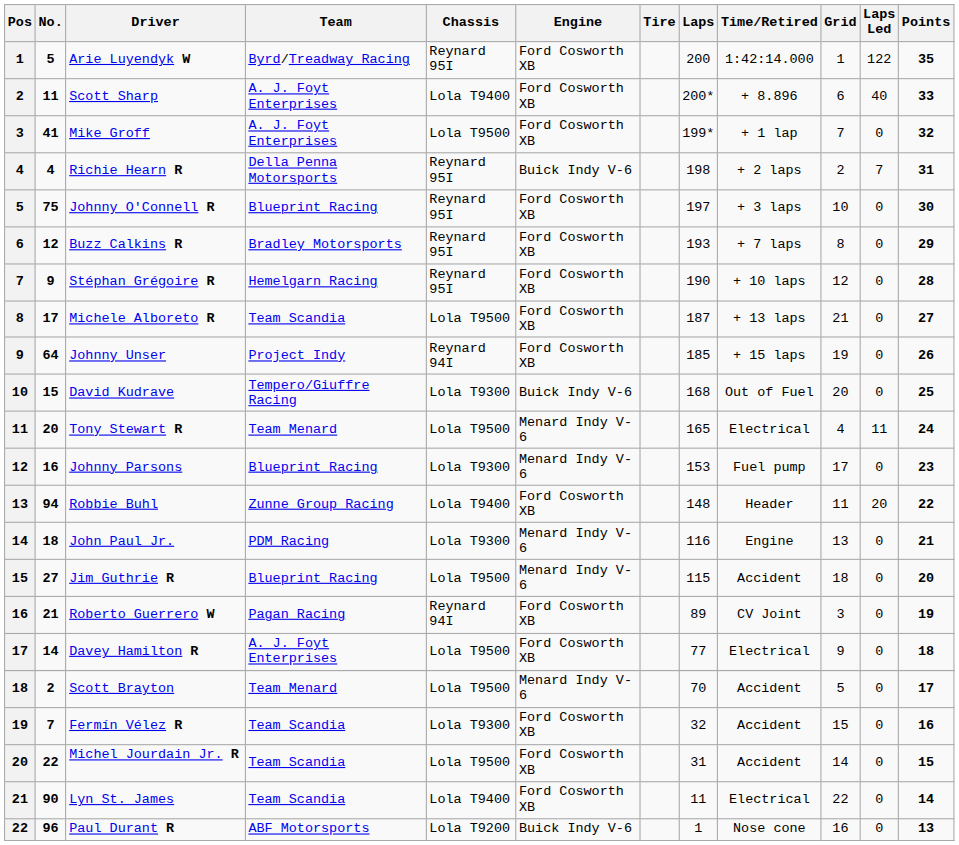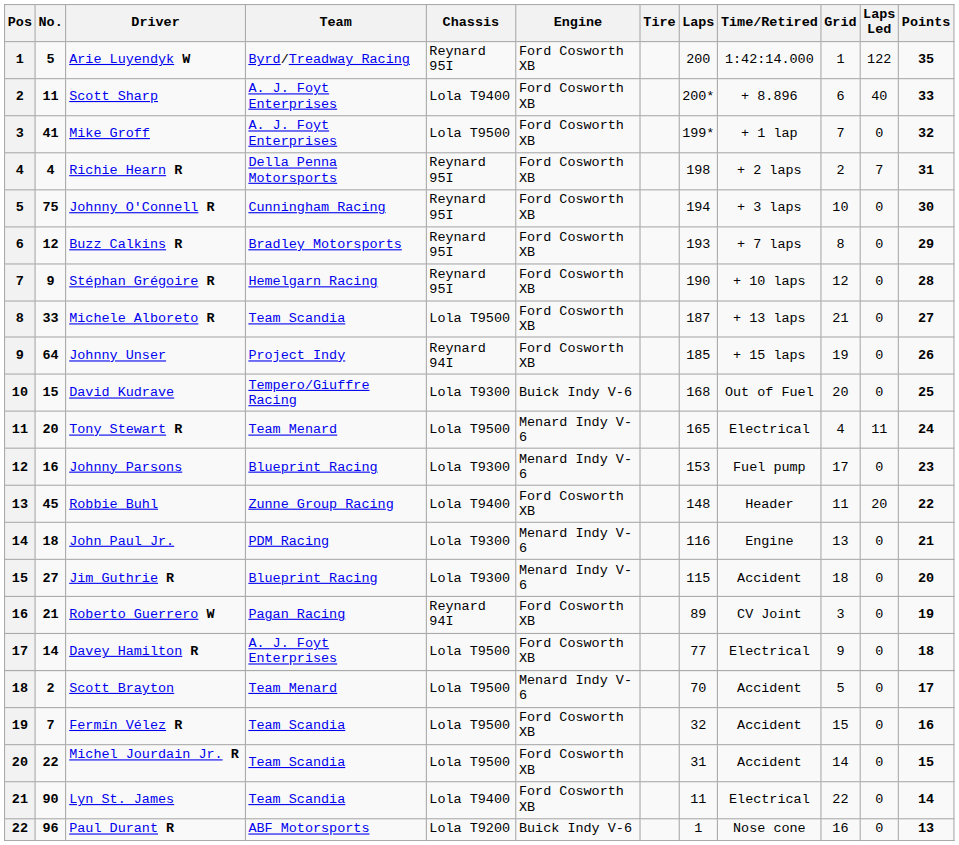(575, 171) Buick Indy V-6 -> (571, 171) Ford Cosworth XB
(313, 208) Blueprint Racing -> (317, 208) Cunningham Racing
(698, 208) 197 -> (698, 208) 194
(51, 319) 17 -> (51, 319) 33
(51, 504) 94 -> (51, 504) 45
(470, 578) Lola T9500 -> (470, 578) Lola T9300
(470, 726) Lola T9300 -> (470, 726) Lola T9500
